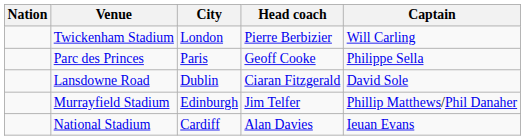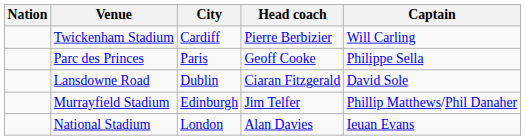(202, 37) London -> (200, 37) Cardiff
(200, 124) Cardiff -> (202, 124) London
